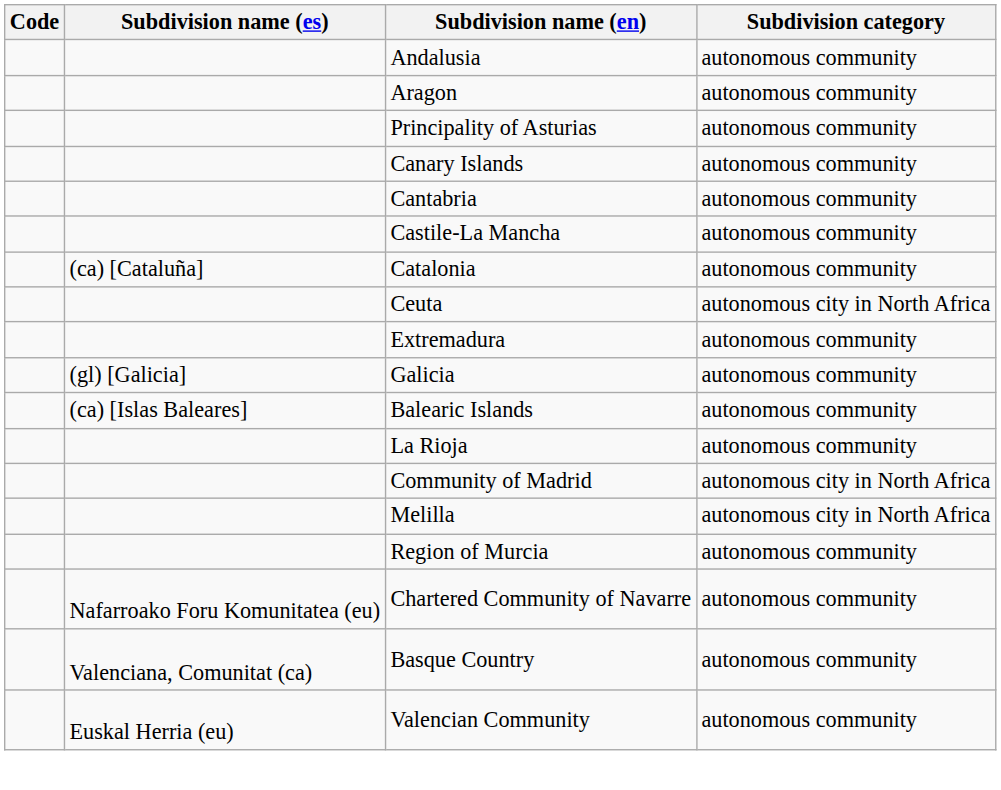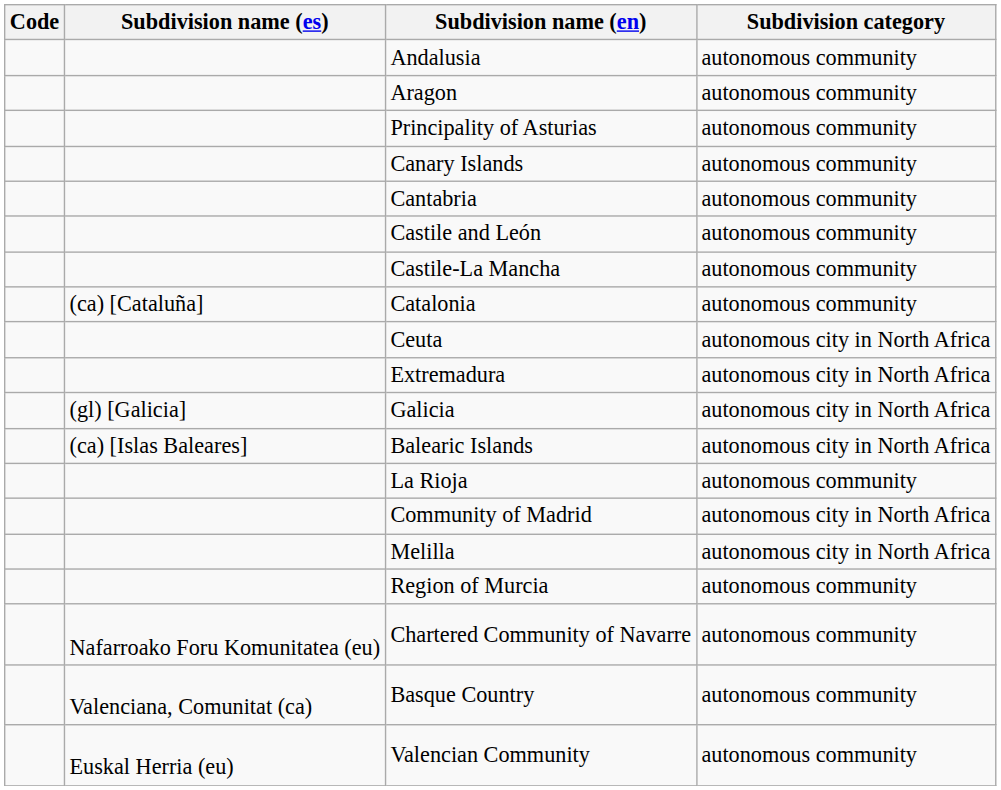+ row: (466, 233)
(809, 339) autonomous community -> (846, 374) autonomous city in North Africa
(809, 374) autonomous community -> (846, 410) autonomous city in North Africa
(809, 410) autonomous community -> (846, 445) autonomous city in North Africa
